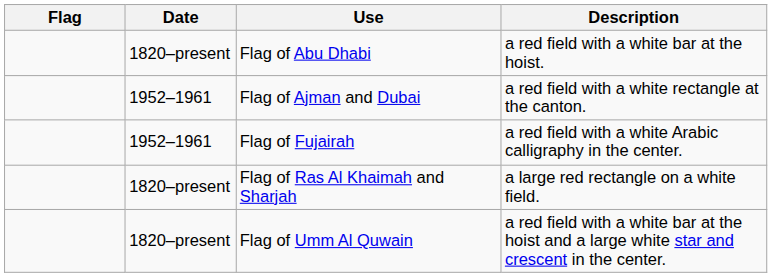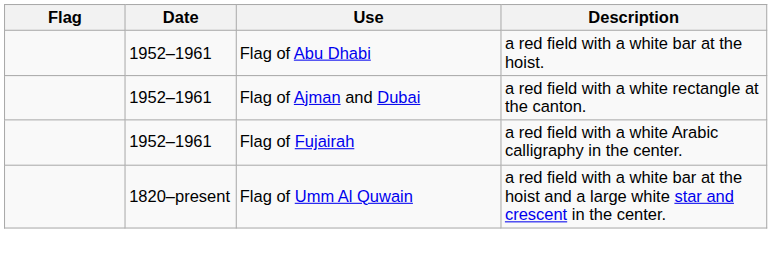(180, 52) 1820–present -> (170, 52) 1952–1961
- row: (342, 187)
